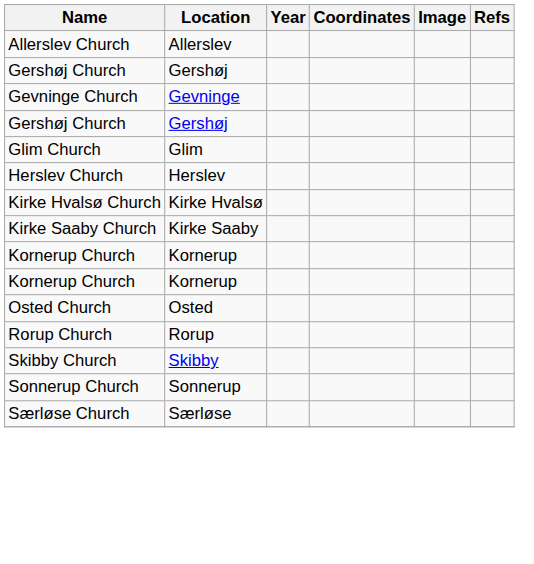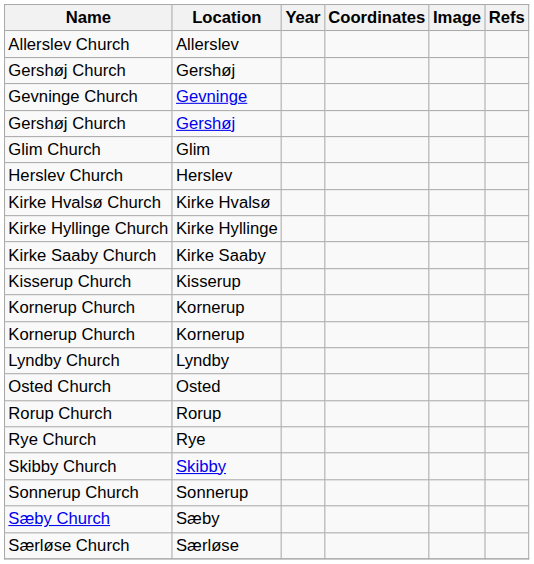+ row: (88, 228)
+ row: (70, 281)
+ row: (64, 360)
+ row: (52, 439)
+ row: (59, 519)
